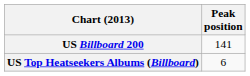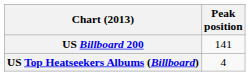(223, 62) 6 -> (223, 62) 4
